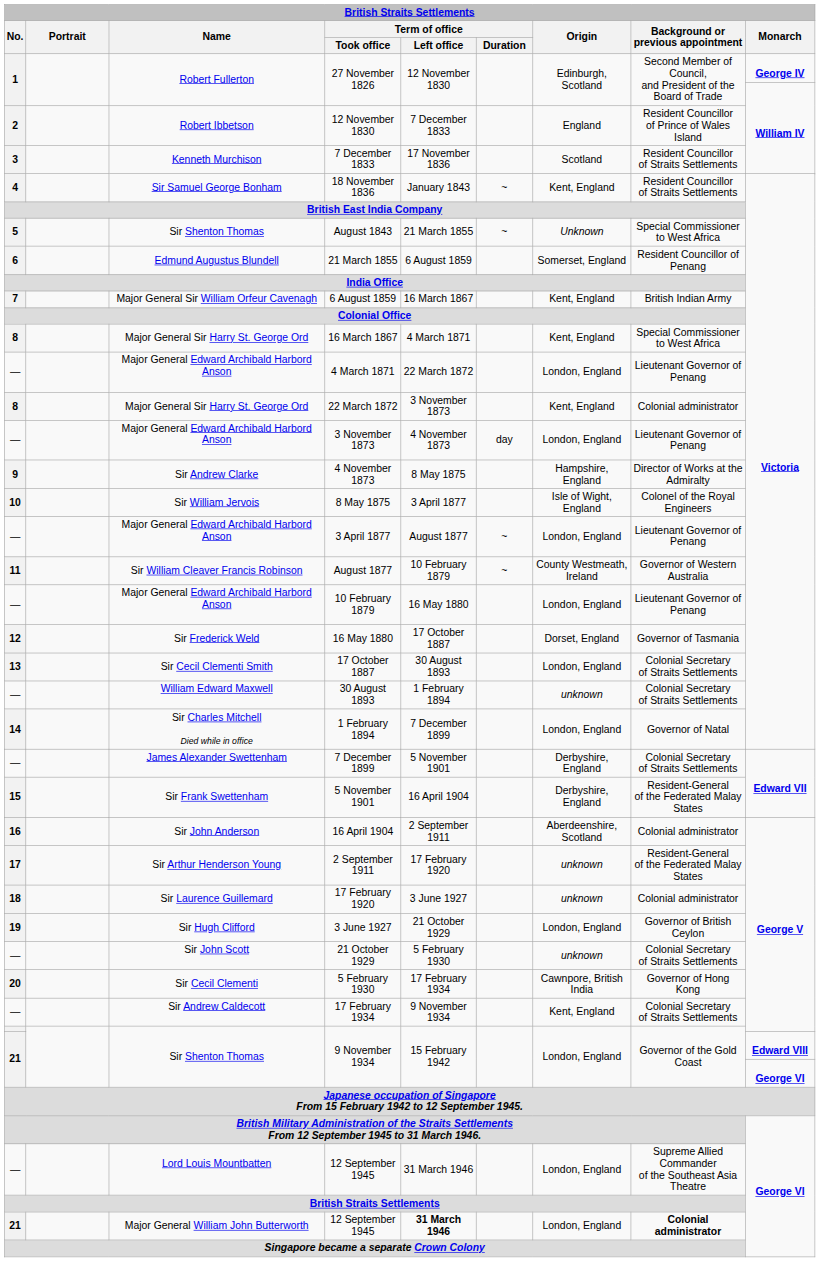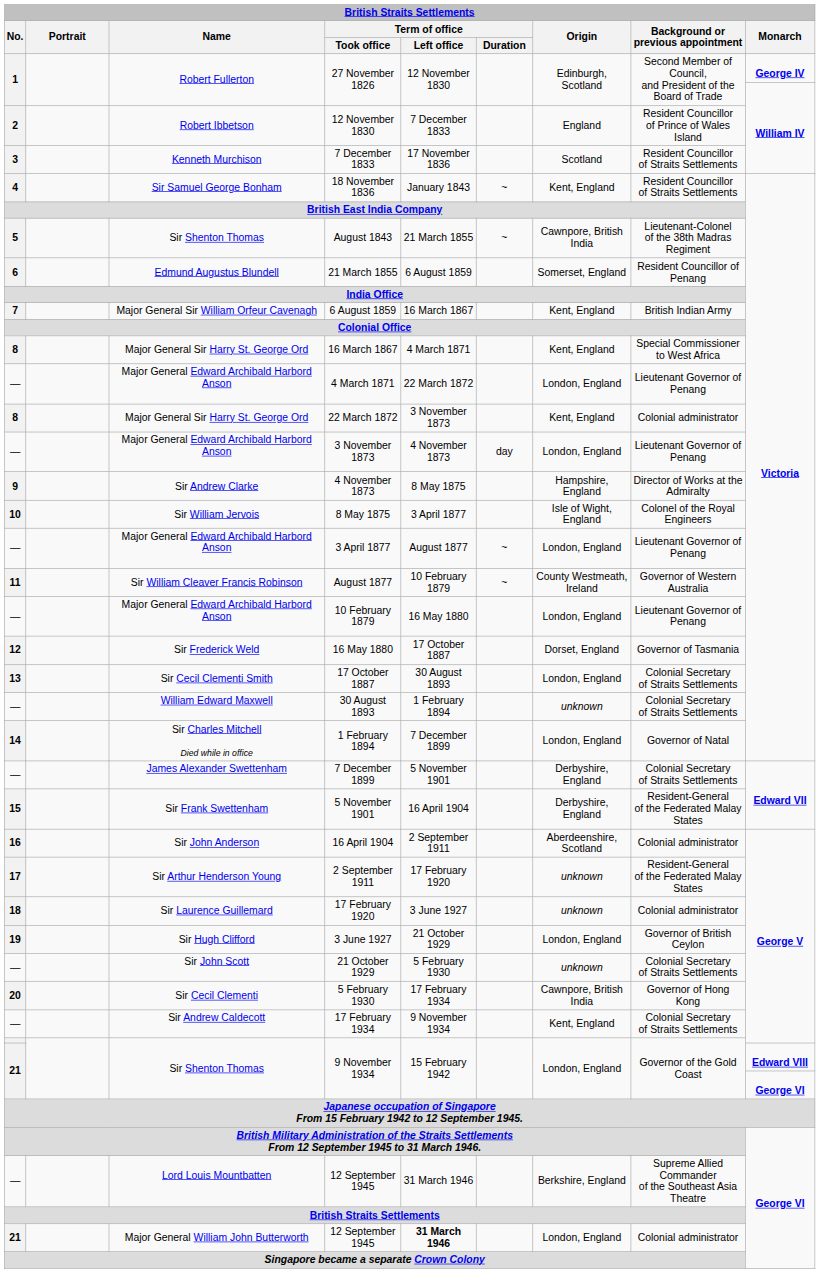(582, 232) Unknown -> (582, 238) Cawnpore, British India
(688, 232) Special Commissioner to West Africa -> (688, 238) Lieutenant-Colonel of the 38th Madras Regiment
(582, 1169) London, England -> (582, 1181) Berkshire, England
(688, 1226) bold -> (688, 1237) normal
